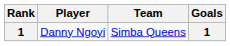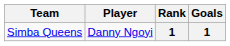columns swapped: (21, 14) <-> (148, 14)
